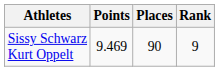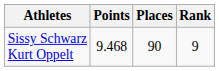(112, 46) 9.469 -> (112, 46) 9.468
